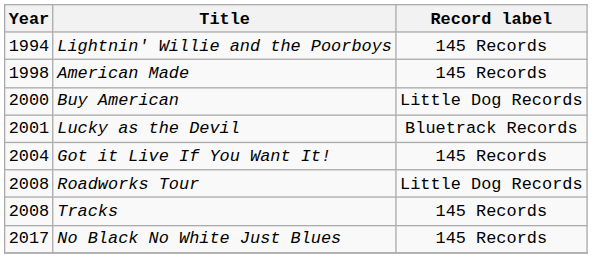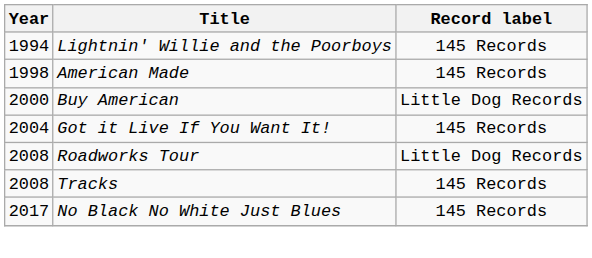- row: (149, 129)
